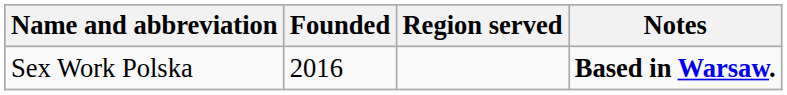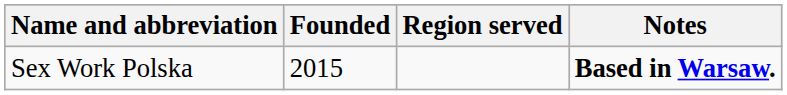(316, 67) 2016 -> (316, 67) 2015
